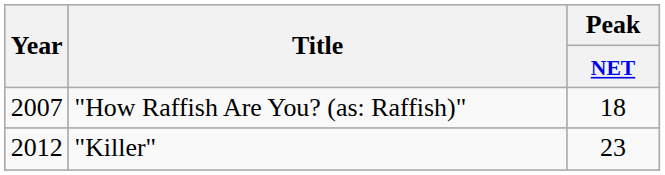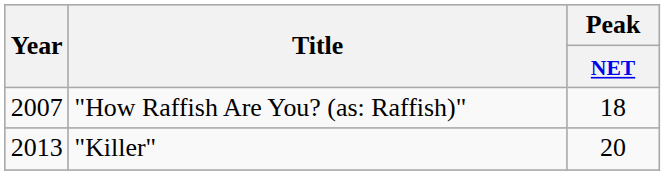(37, 148) 2012 -> (37, 148) 2013
(613, 148) 23 -> (613, 148) 20
